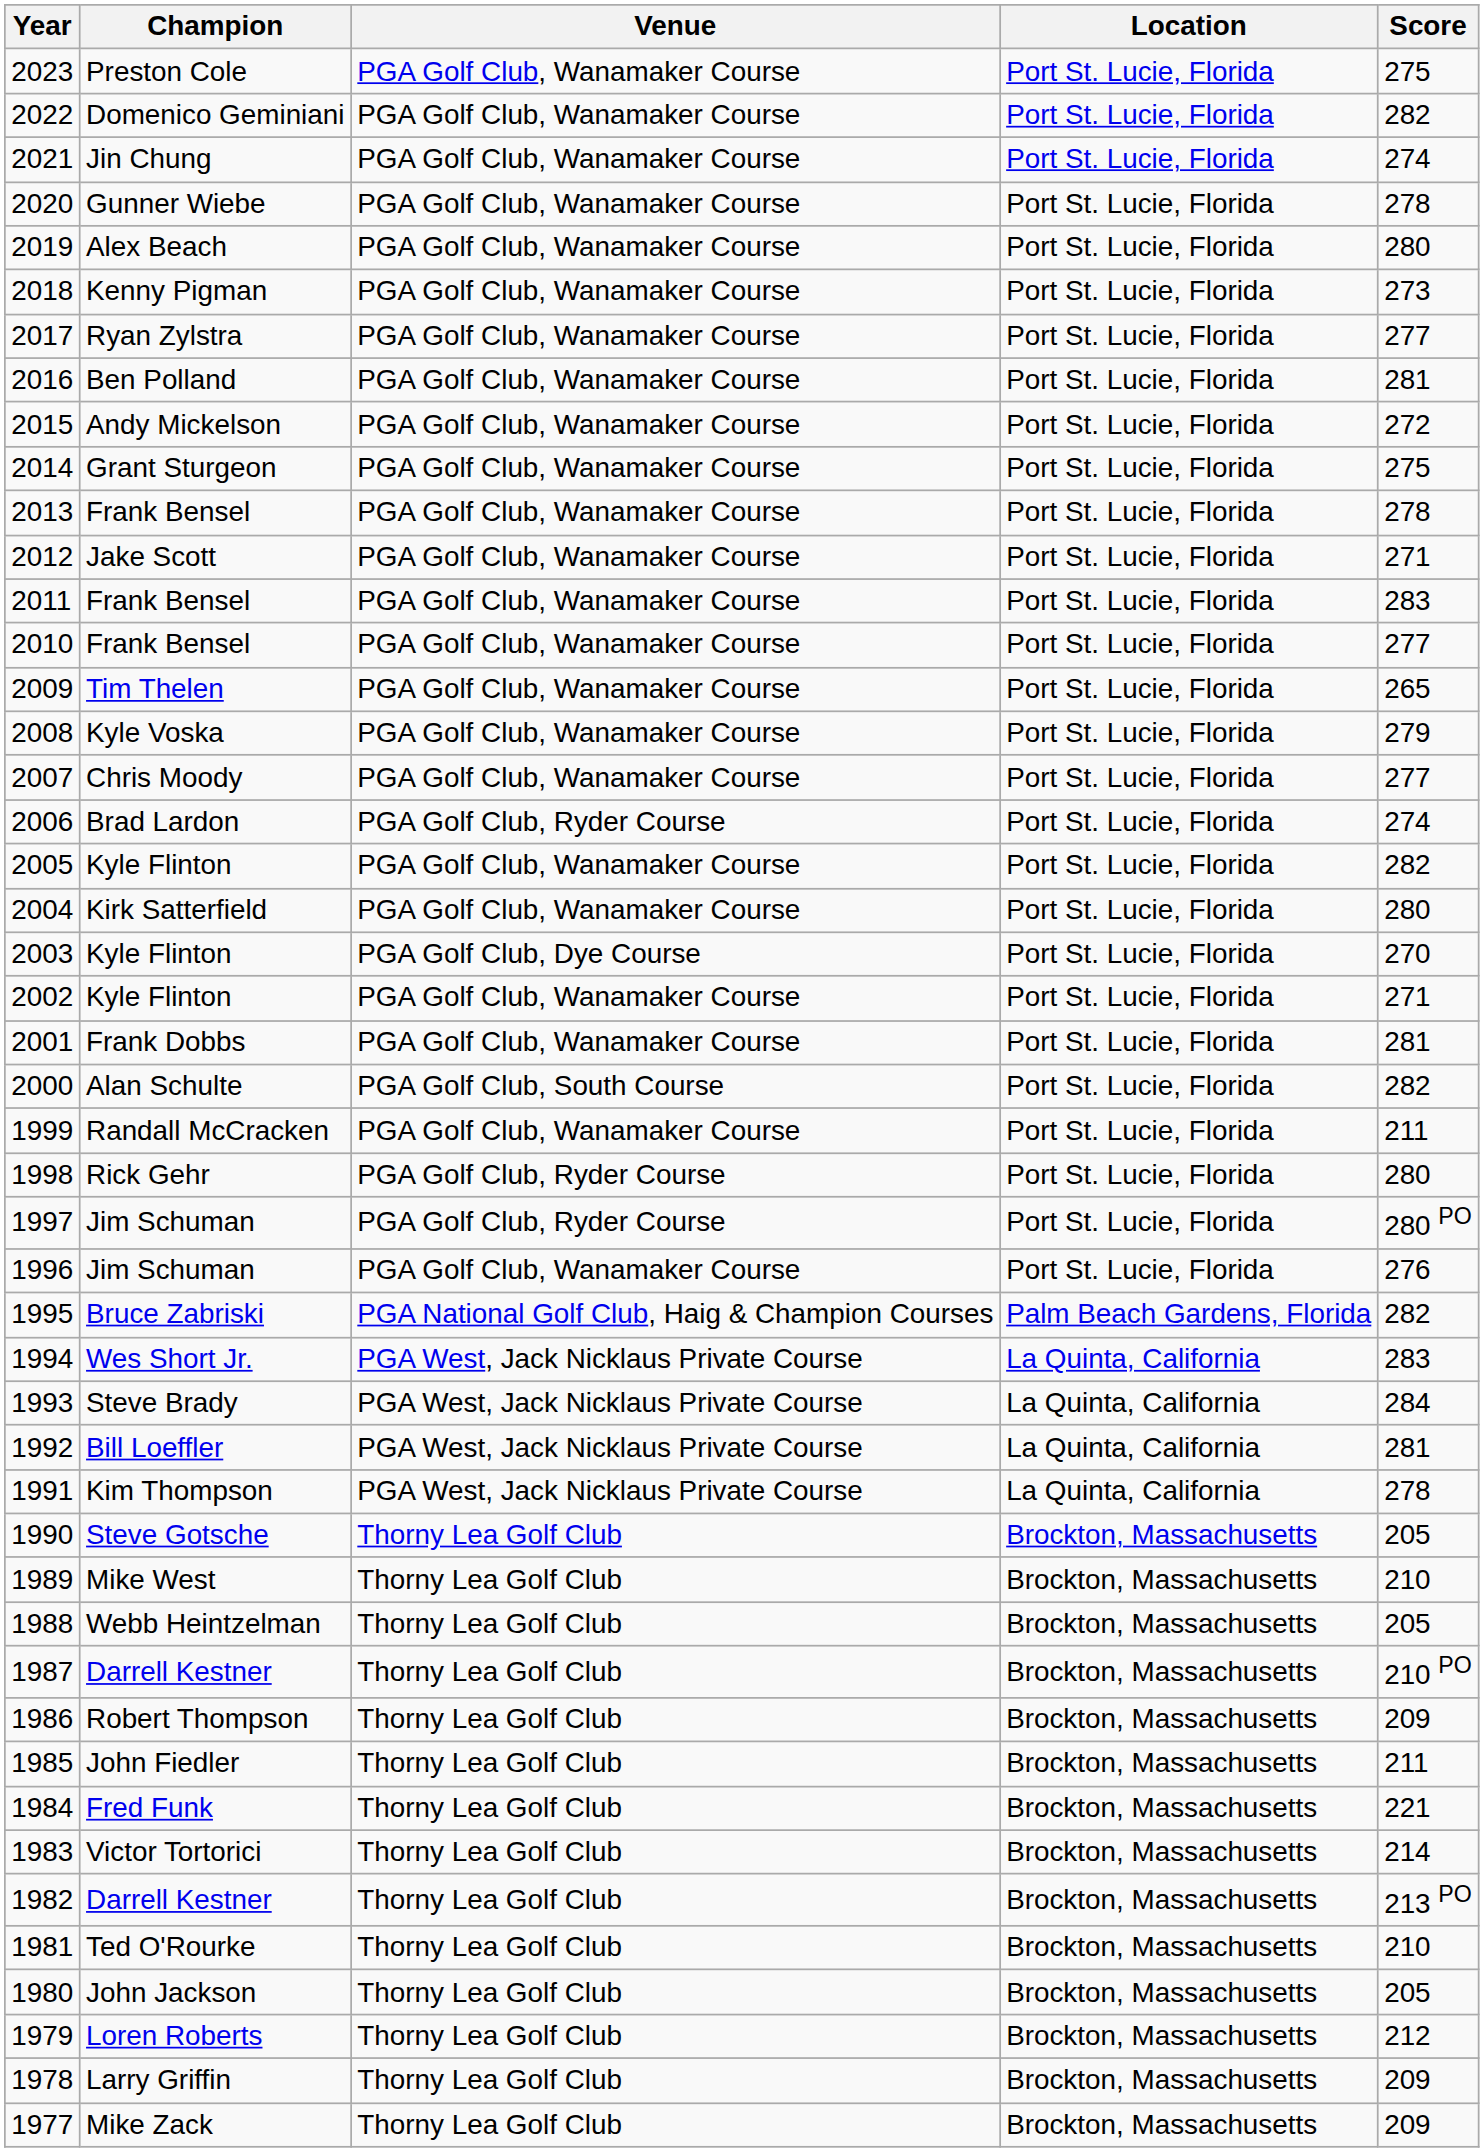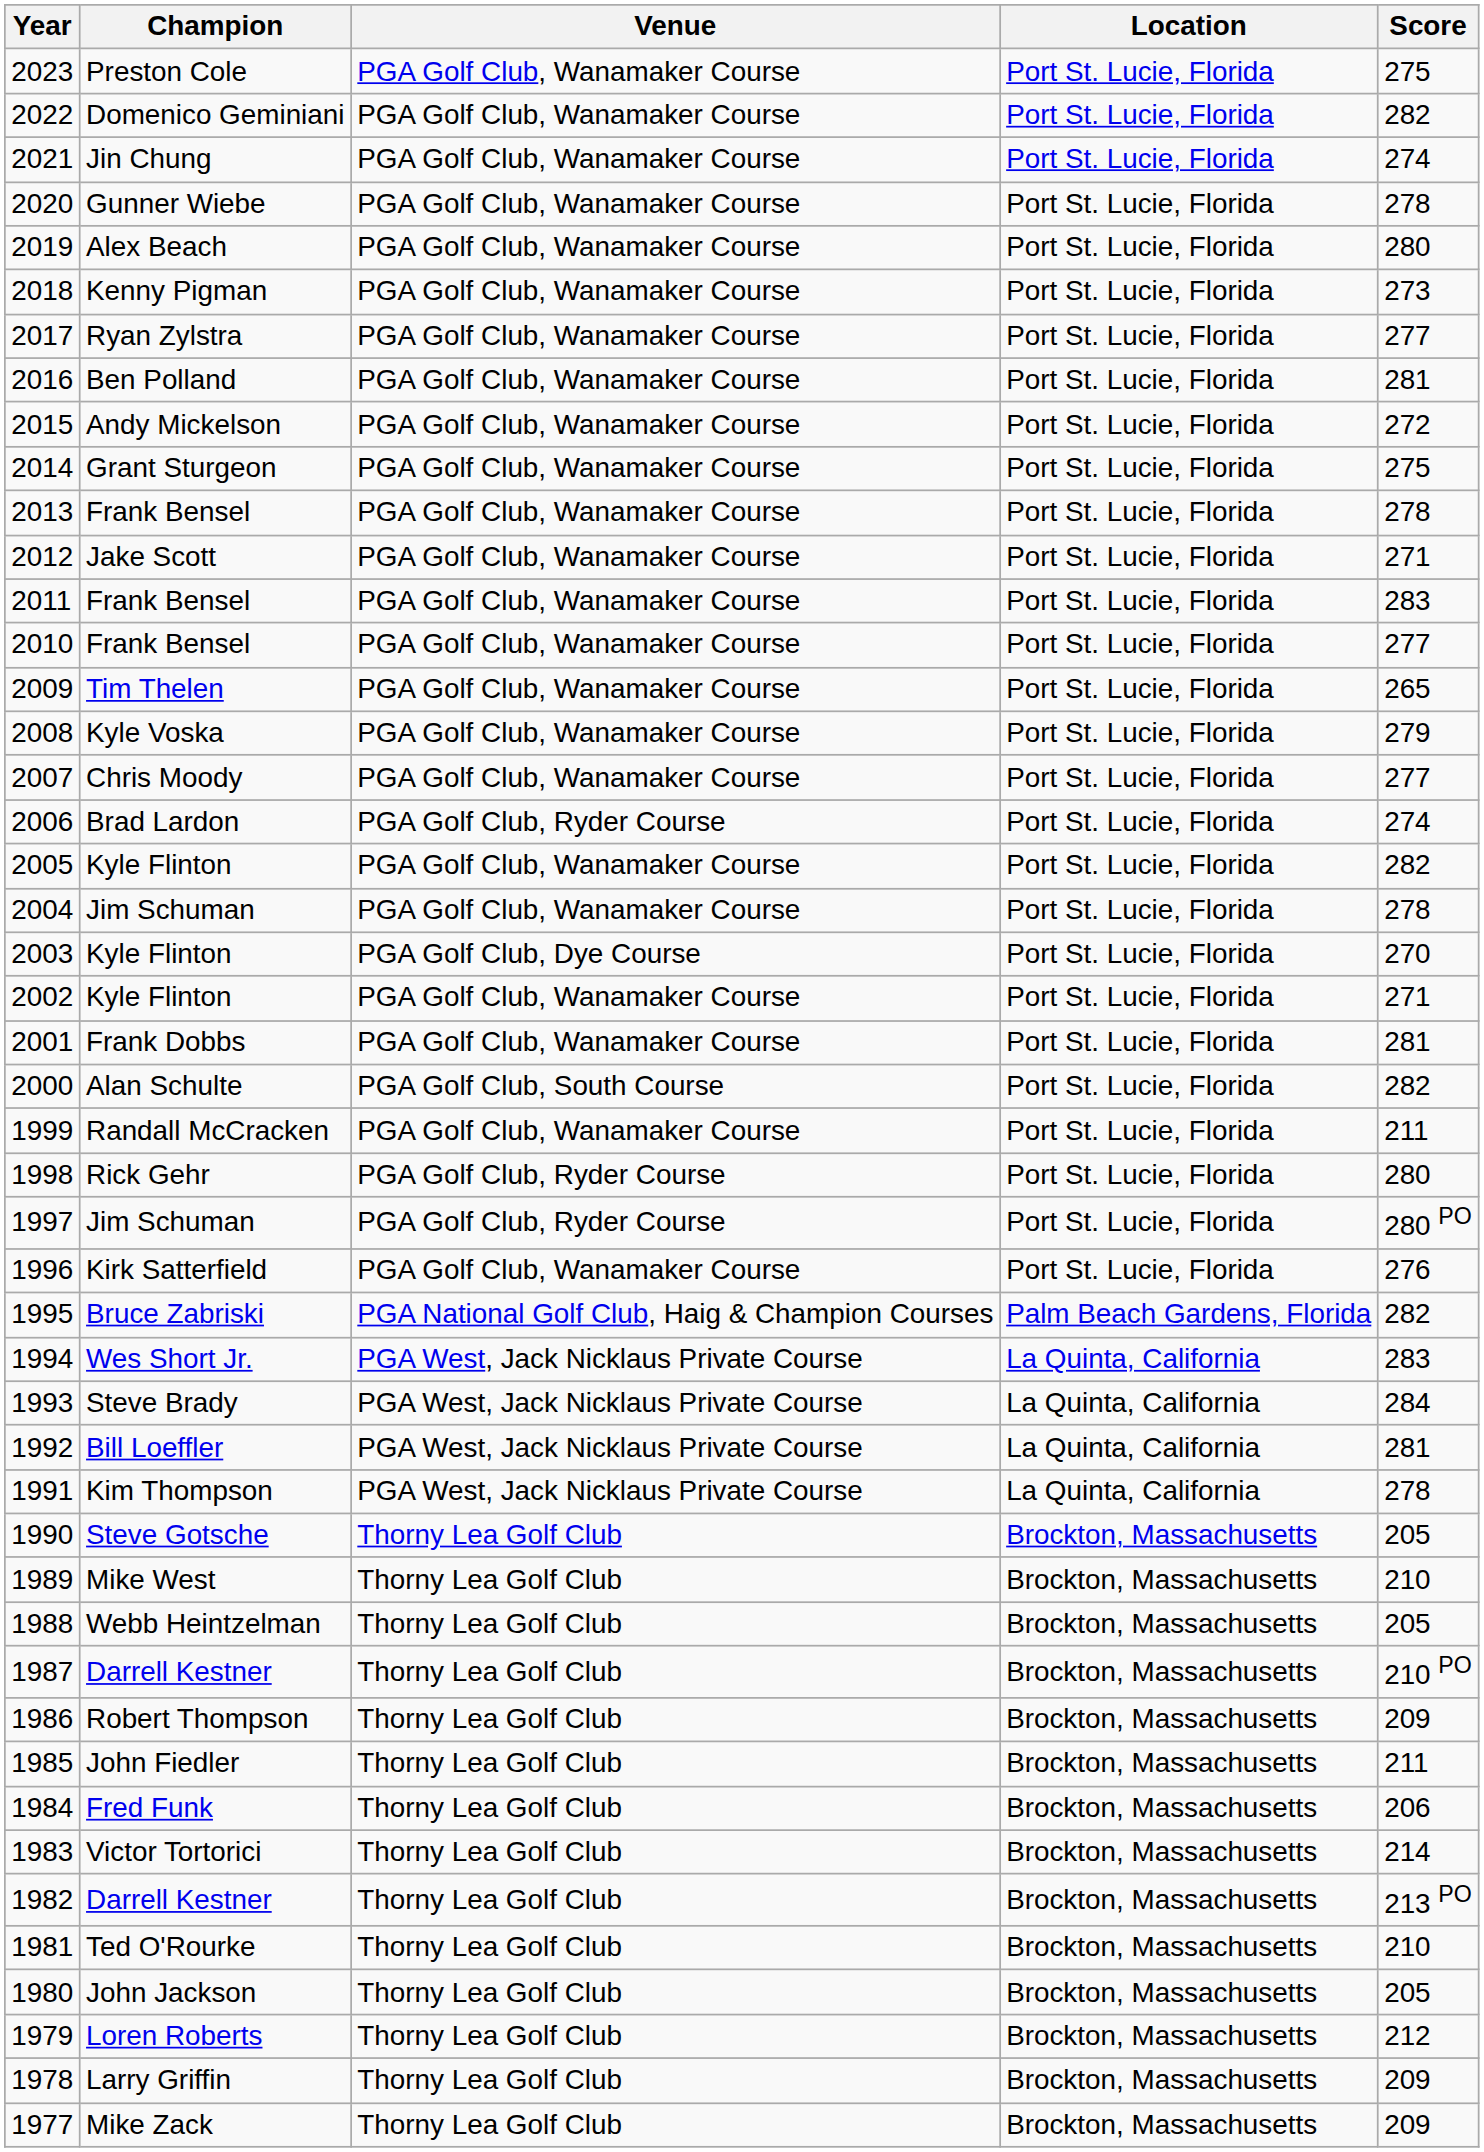(177, 909) Kirk Satterfield -> (170, 909) Jim Schuman
(1407, 909) 280 -> (1407, 909) 278
(170, 1270) Jim Schuman -> (177, 1270) Kirk Satterfield
(1407, 1807) 221 -> (1407, 1807) 206
